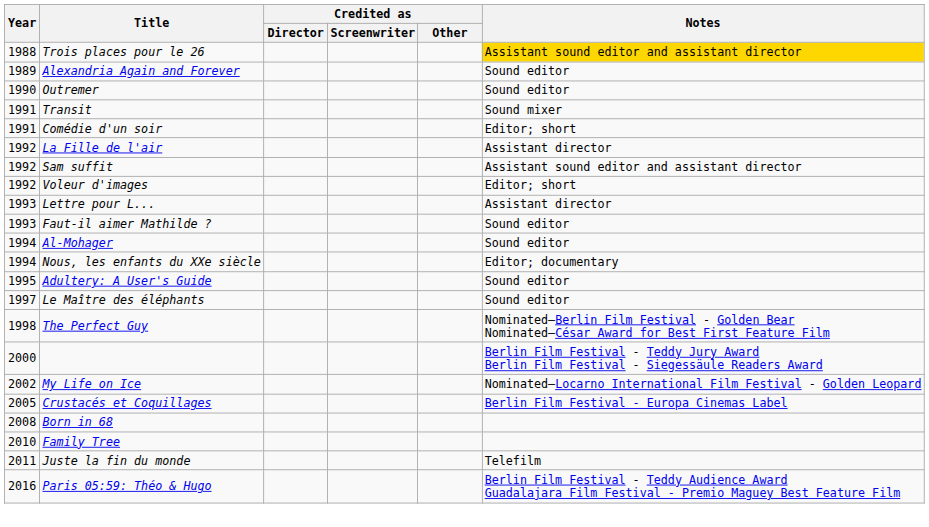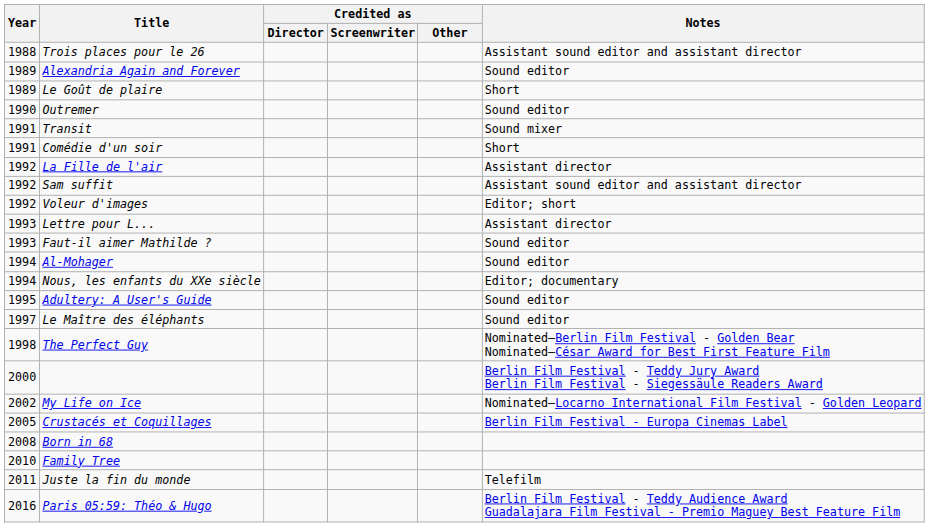(643, 52) gold background -> (643, 52) no background
+ row: (102, 90)
(530, 128) Editor; short -> (502, 147) Short
